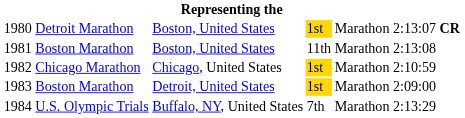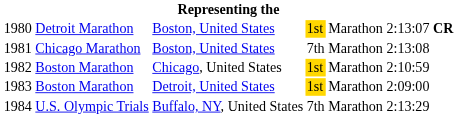(84, 48) Boston Marathon -> (88, 48) Chicago Marathon
(319, 48) 11th -> (316, 48) 7th
(88, 67) Chicago Marathon -> (84, 67) Boston Marathon
